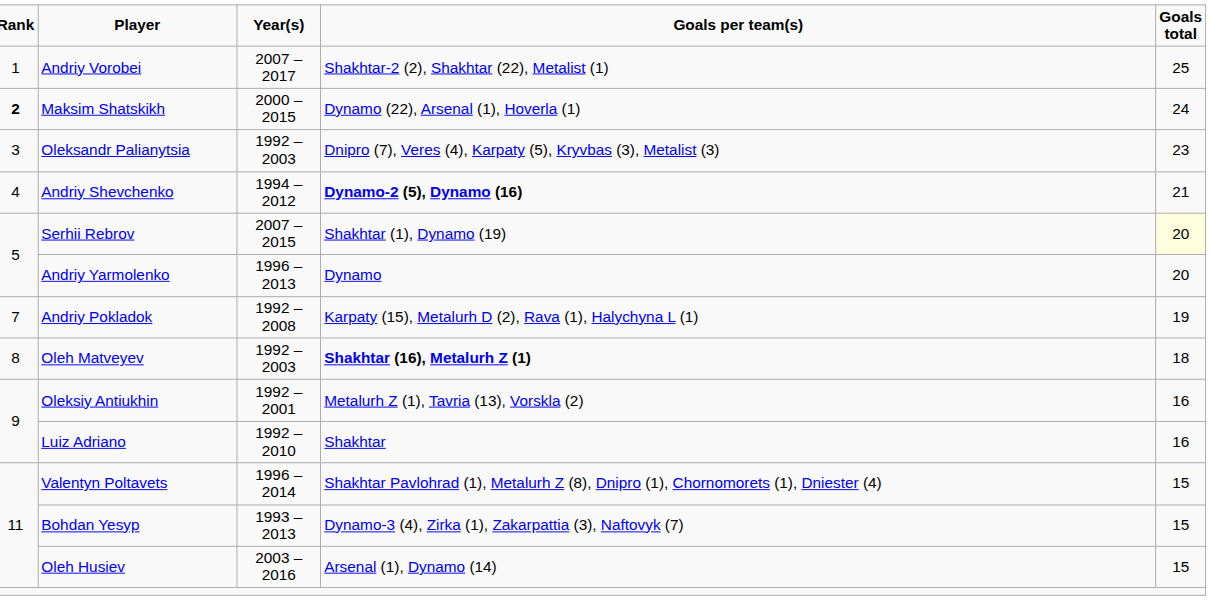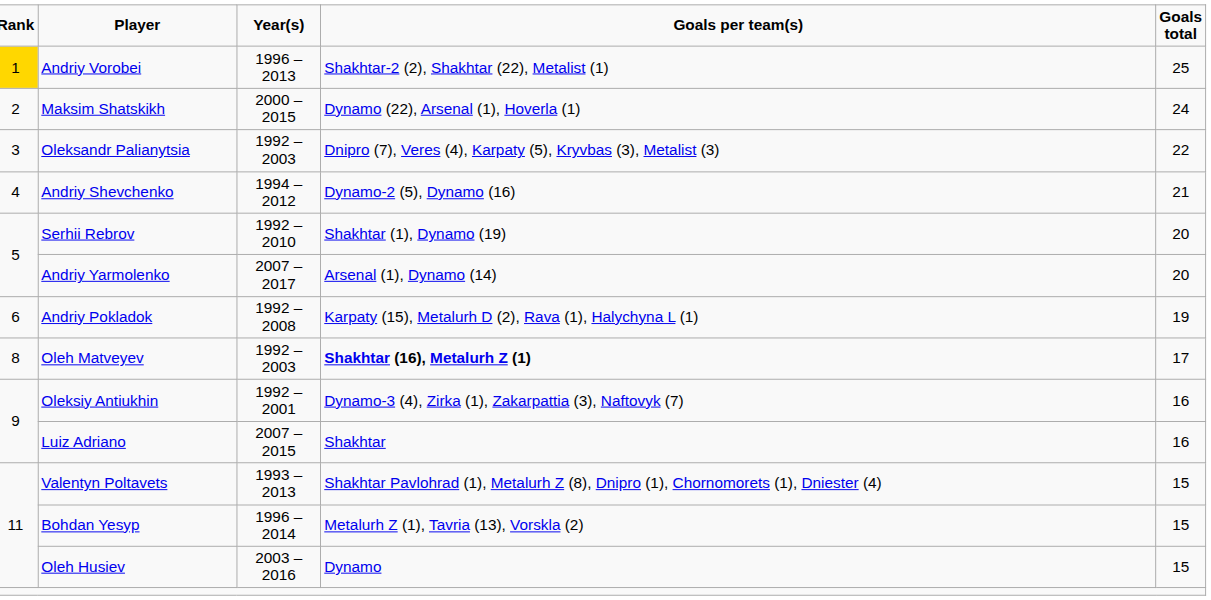(15, 67) no background -> (15, 67) gold background
(279, 67) 2007 – 2017 -> (279, 67) 1996 – 2013
(15, 108) bold -> (15, 108) normal
(1181, 150) 23 -> (1181, 150) 22
(423, 192) bold -> (420, 192) normal
(279, 233) 2007 – 2015 -> (279, 233) 1992 – 2010
(1181, 233) lightyellow background -> (1181, 233) no background
(279, 275) 1996 – 2013 -> (279, 275) 2007 – 2017
(353, 275) Dynamo -> (410, 275) Arsenal (1), Dynamo (14)
(15, 317) 7 -> (15, 317) 6
(1181, 358) 18 -> (1181, 358) 17
(454, 400) Metalurh Z (1), Tavria (13), Vorskla (2) -> (504, 400) Dynamo-3 (4), Zirka (1), Zakarpattia (3), Naftovyk (7)
(279, 442) 1992 – 2010 -> (279, 442) 2007 – 2015
(279, 483) 1996 – 2014 -> (279, 483) 1993 – 2013
(279, 525) 1993 – 2013 -> (279, 525) 1996 – 2014
(504, 525) Dynamo-3 (4), Zirka (1), Zakarpattia (3), Naftovyk (7) -> (454, 525) Metalurh Z (1), Tavria (13), Vorskla (2)
(410, 566) Arsenal (1), Dynamo (14) -> (353, 566) Dynamo
